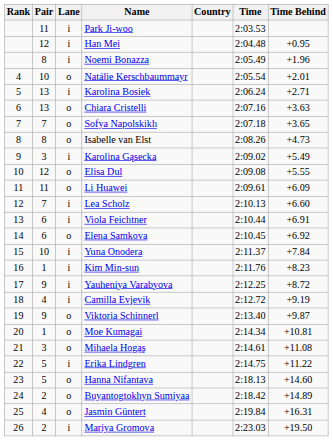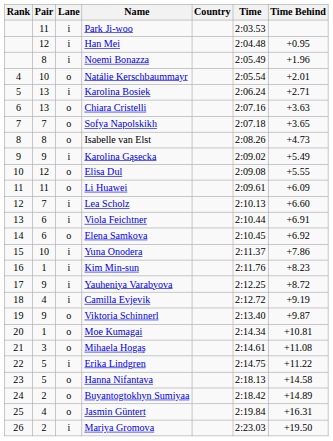(44, 156) 3 -> (44, 156) 9
(298, 252) +7.84 -> (298, 252) +7.86
(298, 380) +14.60 -> (298, 380) +14.58
